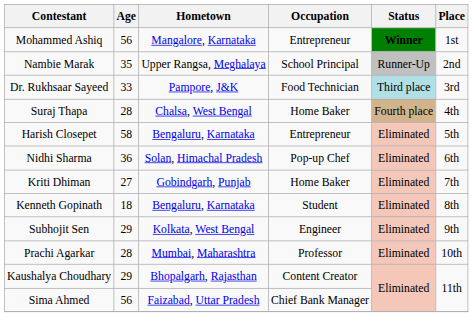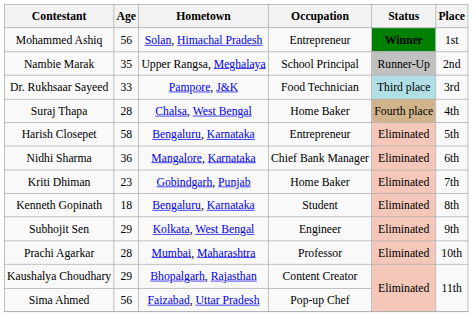(204, 40) Mangalore, Karnataka -> (204, 40) Solan, Himachal Pradesh
(204, 158) Solan, Himachal Pradesh -> (204, 158) Mangalore, Karnataka
(320, 158) Pop-up Chef -> (320, 158) Chief Bank Manager
(126, 182) 27 -> (126, 182) 23
(320, 300) Chief Bank Manager -> (320, 300) Pop-up Chef
